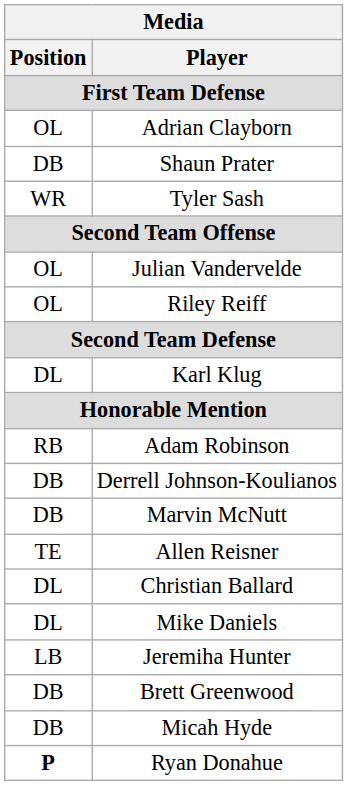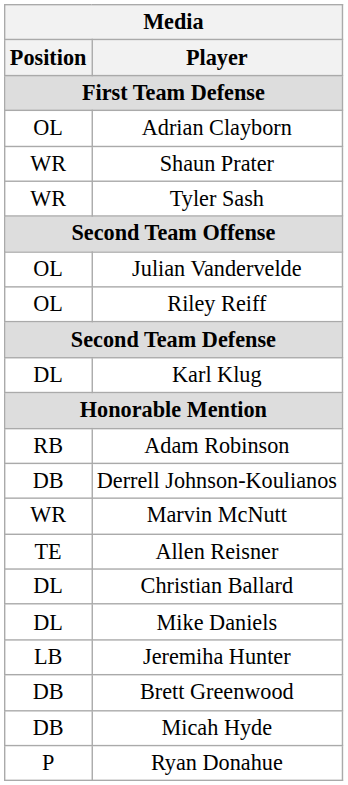(48, 163) DB -> (48, 163) WR
(48, 515) DB -> (48, 515) WR
(48, 762) bold -> (48, 762) normal
